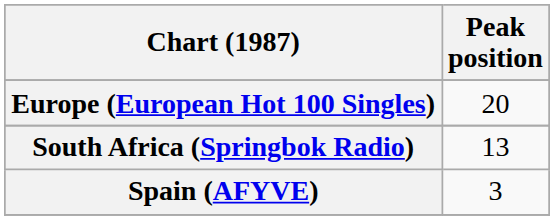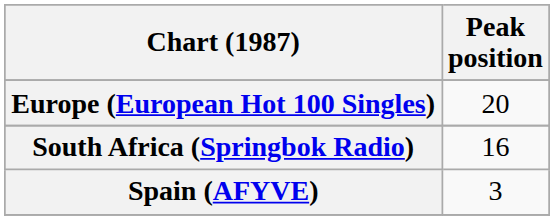(495, 147) 13 -> (495, 147) 16
